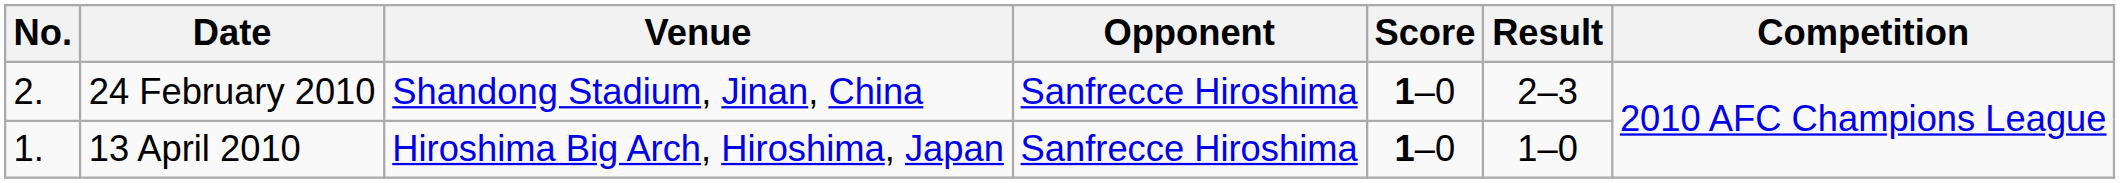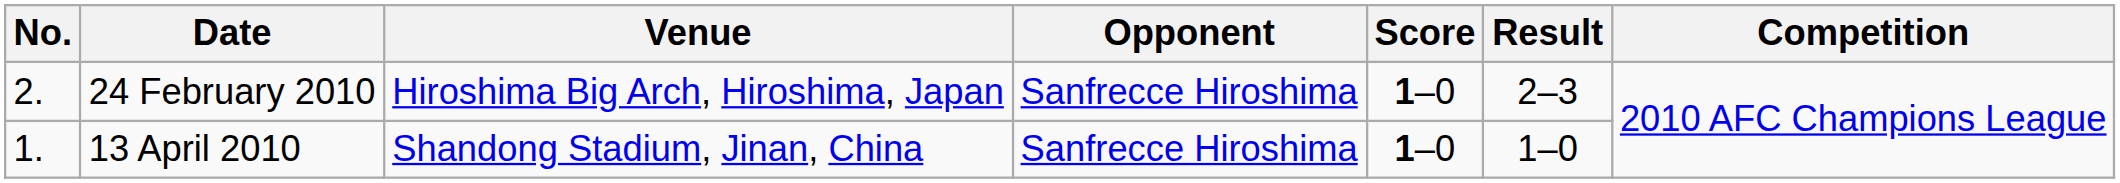(658, 90) Shandong Stadium, Jinan, China -> (698, 90) Hiroshima Big Arch, Hiroshima, Japan
(698, 148) Hiroshima Big Arch, Hiroshima, Japan -> (658, 148) Shandong Stadium, Jinan, China
